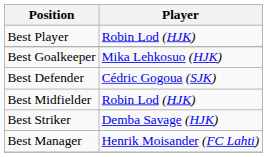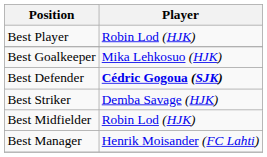(159, 78) normal -> (162, 78) bold
rows swapped: (49, 99) <-> (39, 120)
